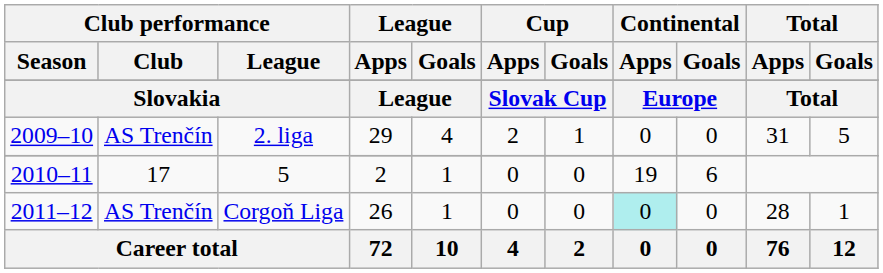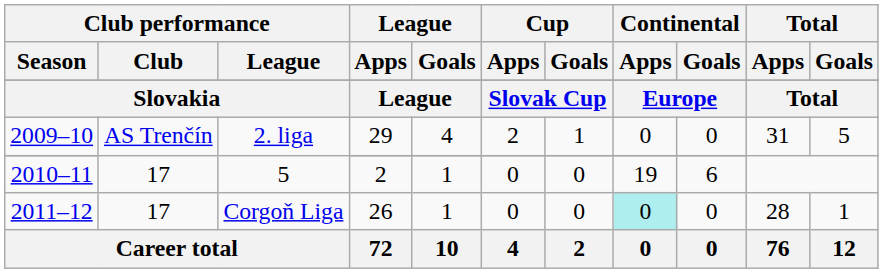(158, 211) AS Trenčín -> (158, 211) 17
